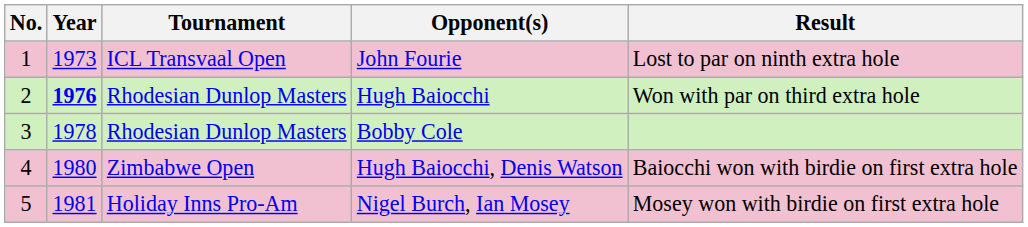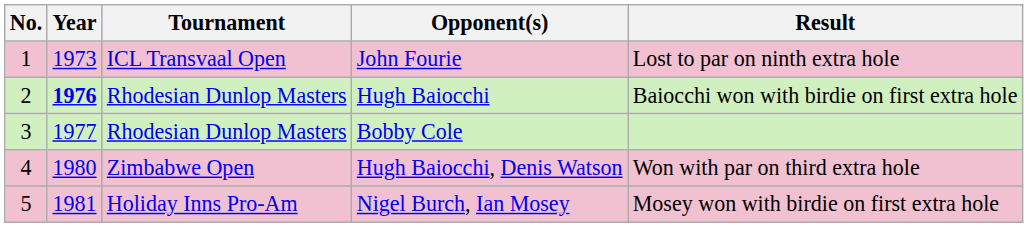(776, 95) Won with par on third extra hole -> (825, 95) Baiocchi won with birdie on first extra hole
(75, 131) 1978 -> (75, 131) 1977
(825, 168) Baiocchi won with birdie on first extra hole -> (776, 168) Won with par on third extra hole
